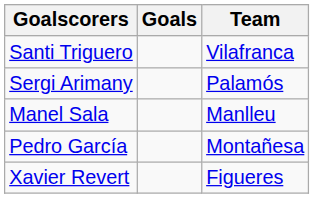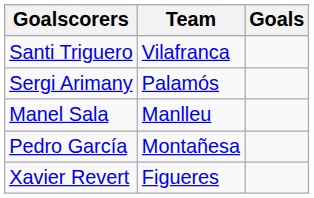columns swapped: (169, 20) <-> (255, 20)
